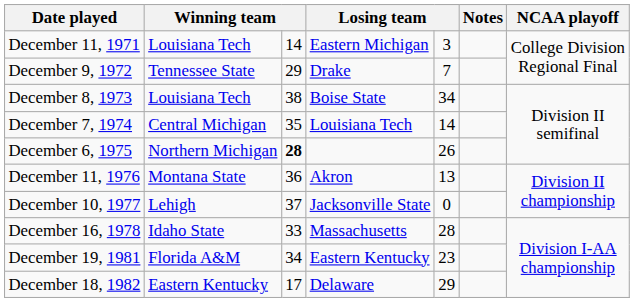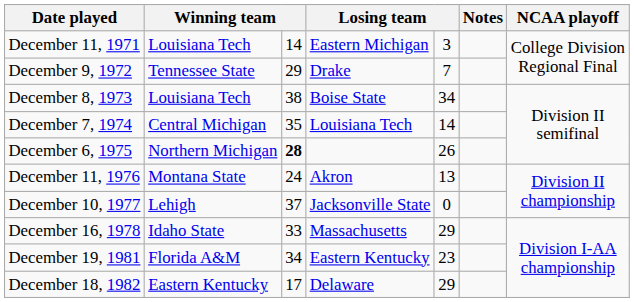(294, 177) 36 -> (294, 177) 24
(447, 230) 28 -> (447, 230) 29
